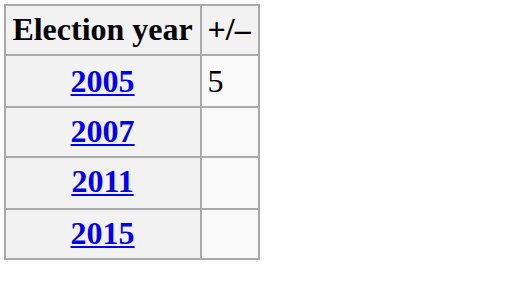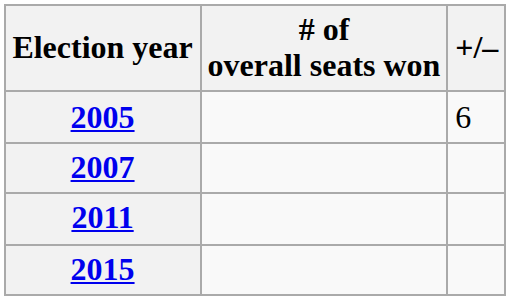+ column: (324, 47)
(216, 80) 5 -> (463, 116) 6
